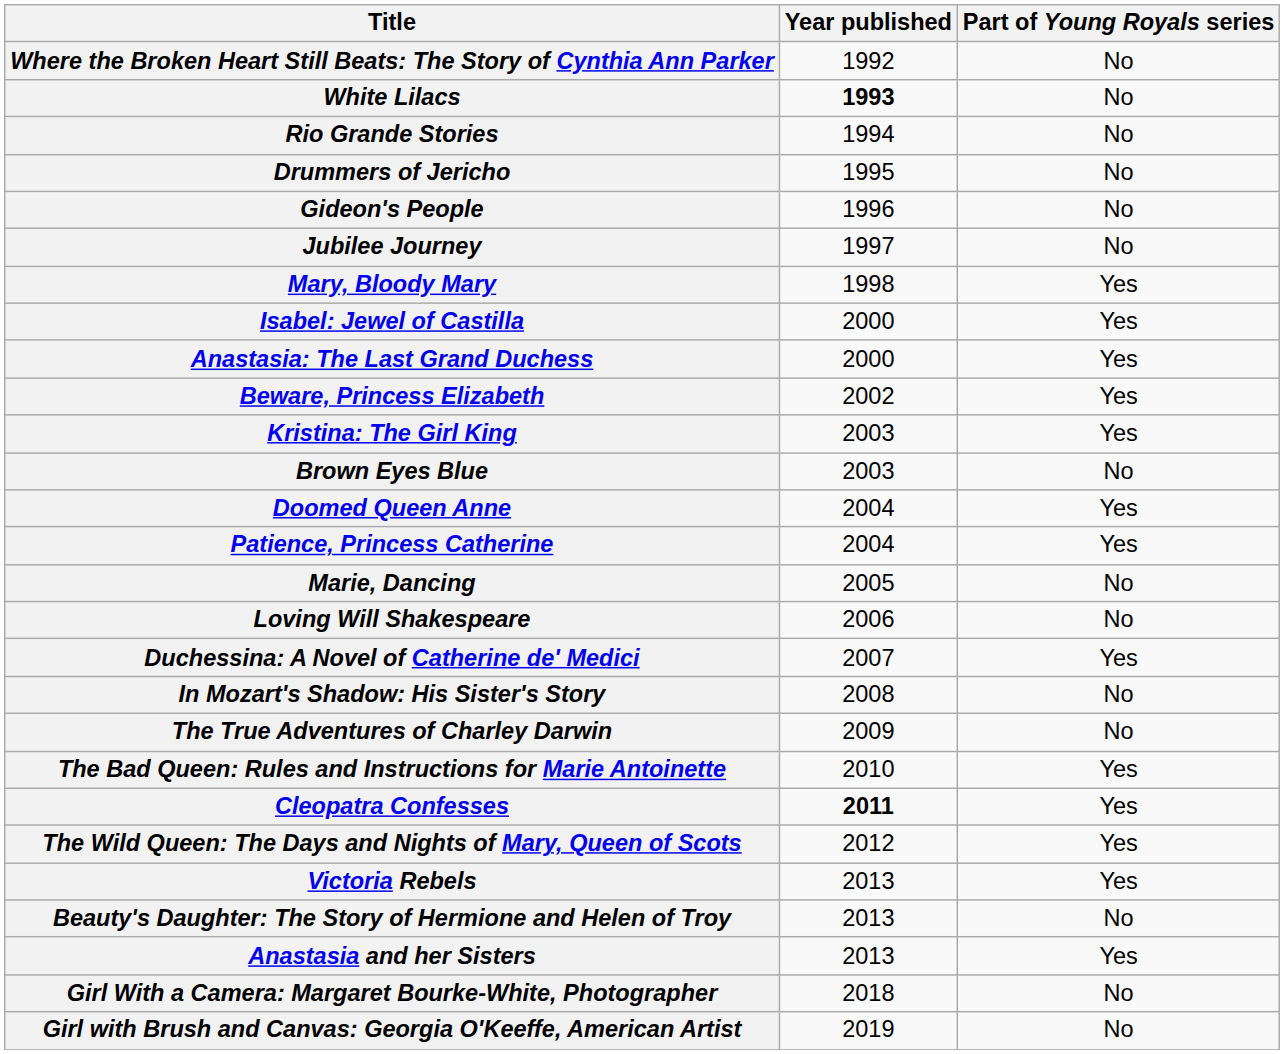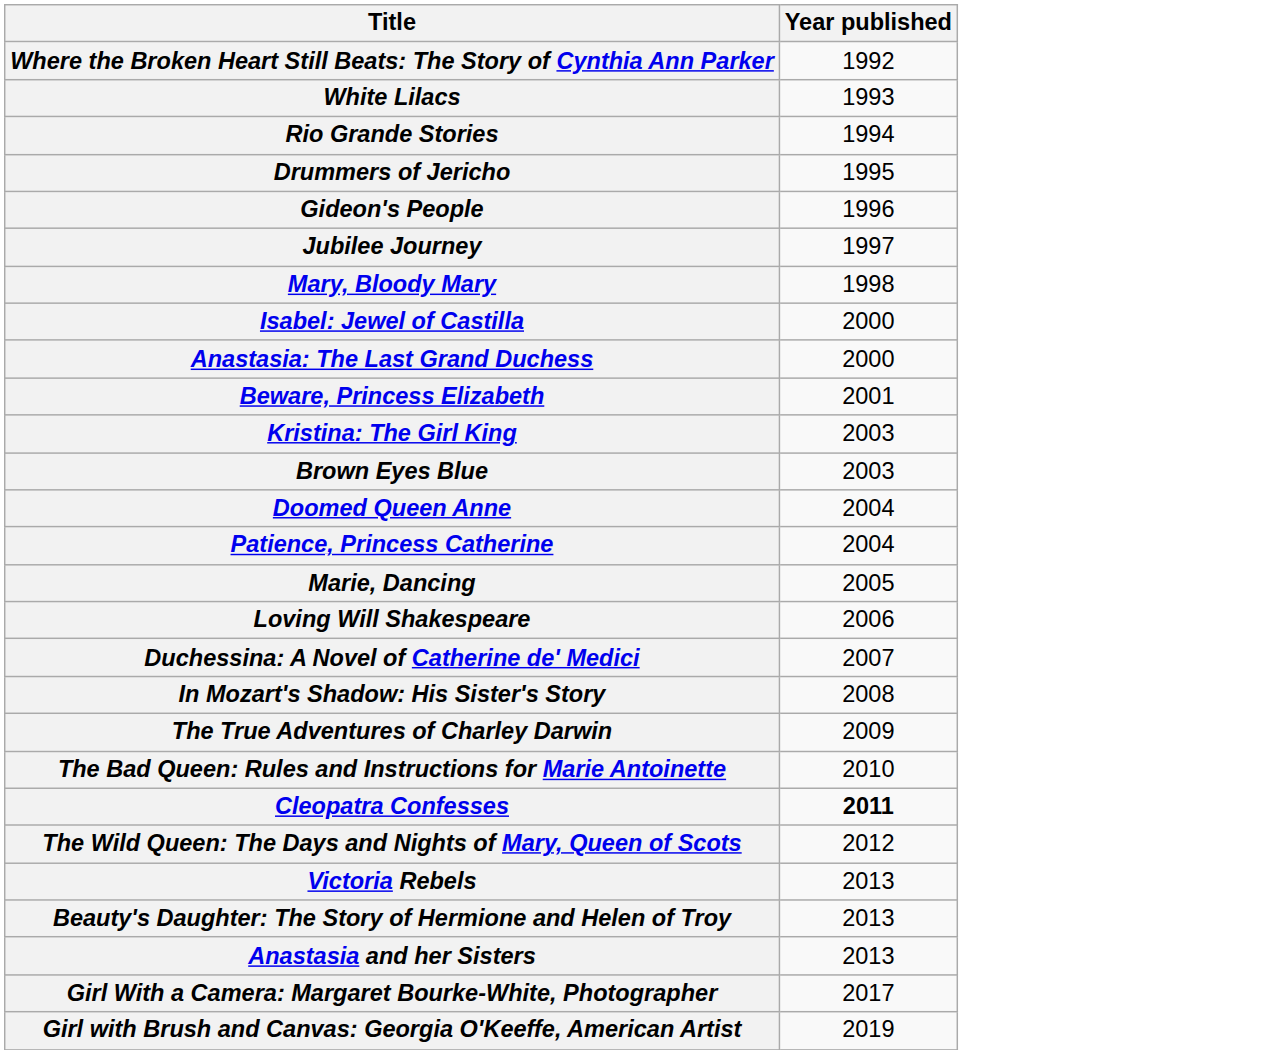- column: (1119, 23)
(868, 97) bold -> (868, 97) normal
(868, 396) 2002 -> (868, 396) 2001
(868, 992) 2018 -> (868, 992) 2017
